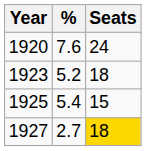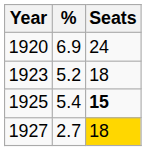(69, 46) 7.6 -> (69, 46) 6.9
(99, 103) normal -> (99, 103) bold
